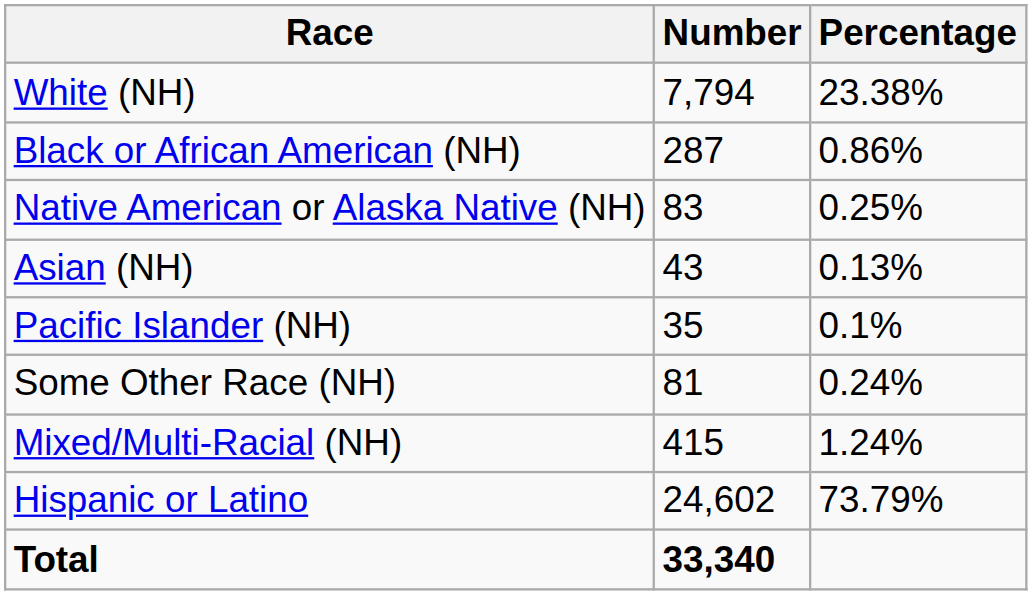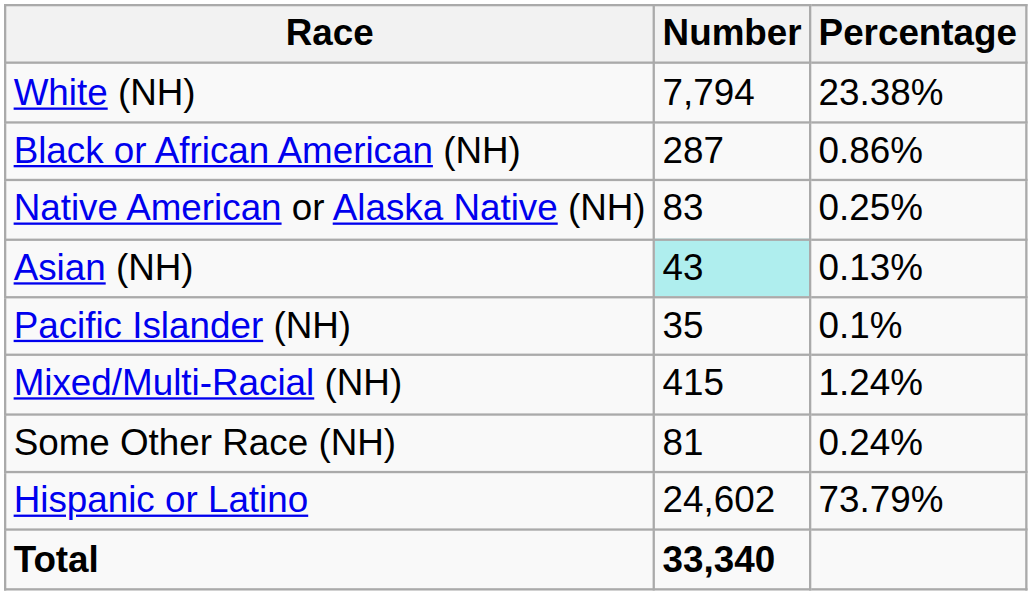(683, 267) no background -> (683, 267) paleturquoise background
rows swapped: (205, 383) <-> (208, 442)
